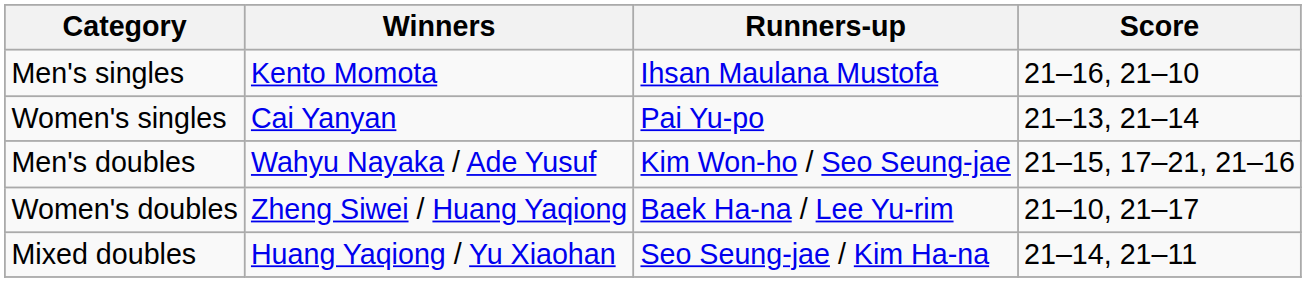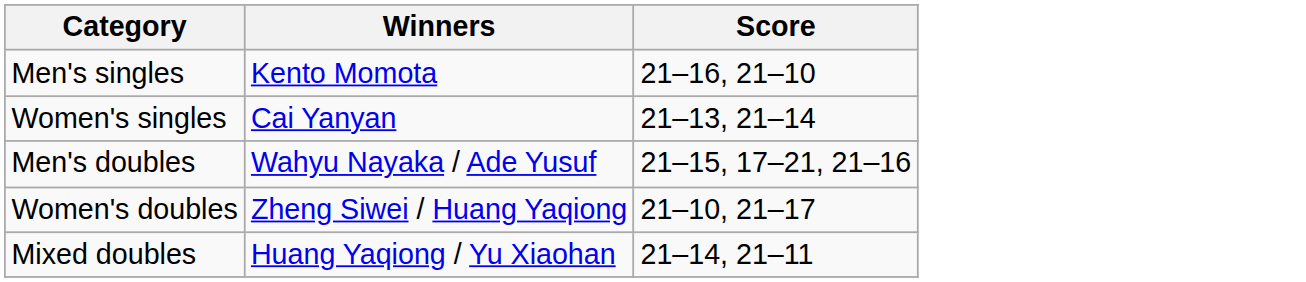- column: (826, 27)
